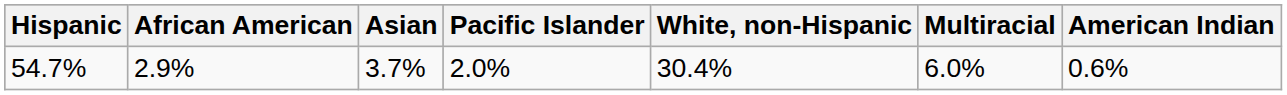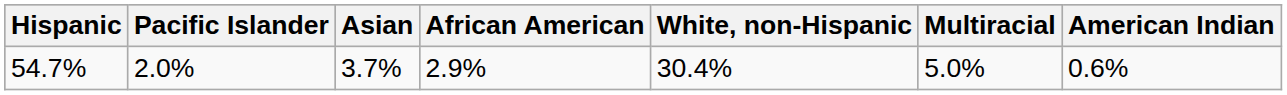columns swapped: (243, 25) <-> (547, 25)
(955, 67) 6.0% -> (955, 67) 5.0%
